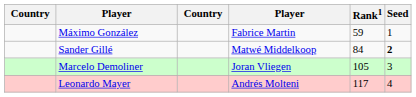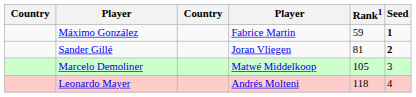(390, 32) normal -> (390, 32) bold
(274, 49) Matwé Middelkoop -> (261, 49) Joran Vliegen
(358, 49) 84 -> (358, 49) 81
(261, 66) Joran Vliegen -> (274, 66) Matwé Middelkoop
(361, 83) 117 -> (361, 83) 118
